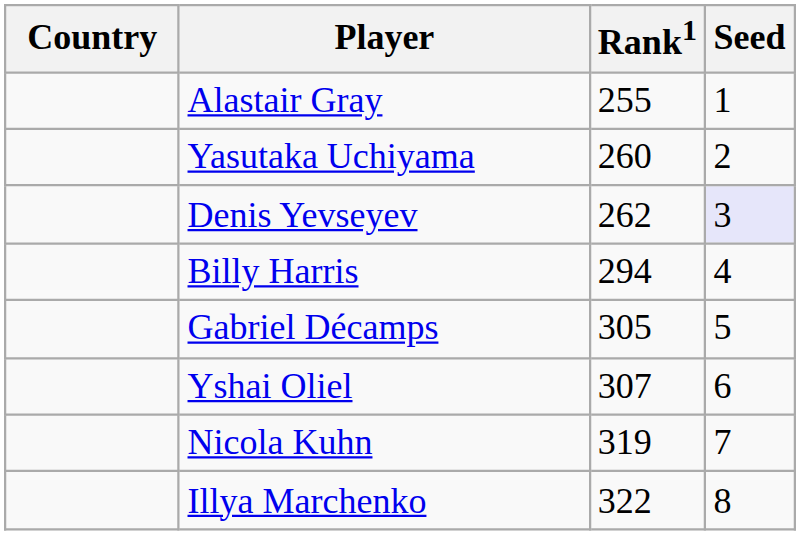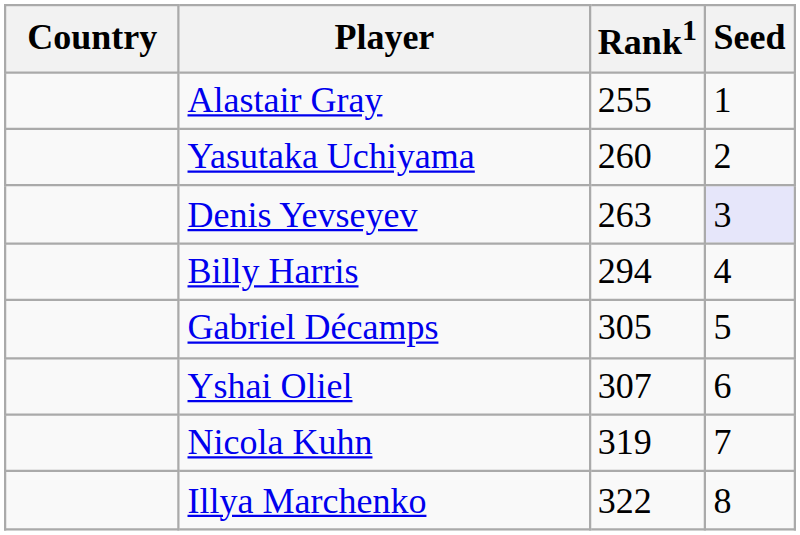(625, 214) 262 -> (625, 214) 263
